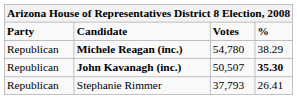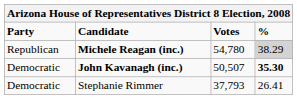(270, 49) no background -> (271, 49) lightgrey background
(33, 67) Republican -> (33, 67) Democratic
(33, 85) Republican -> (33, 85) Democratic
